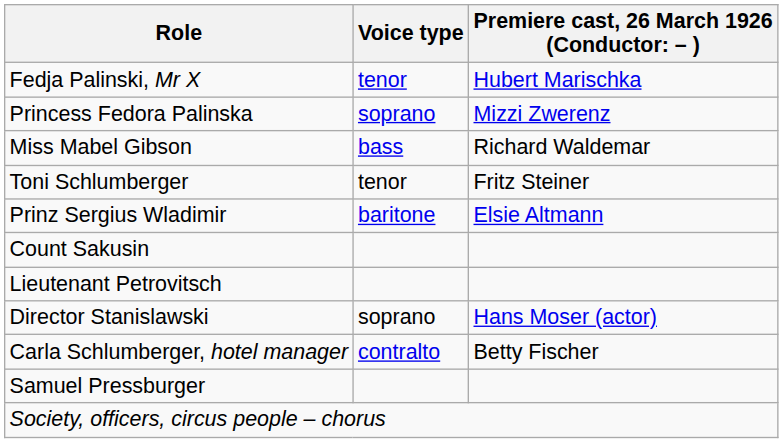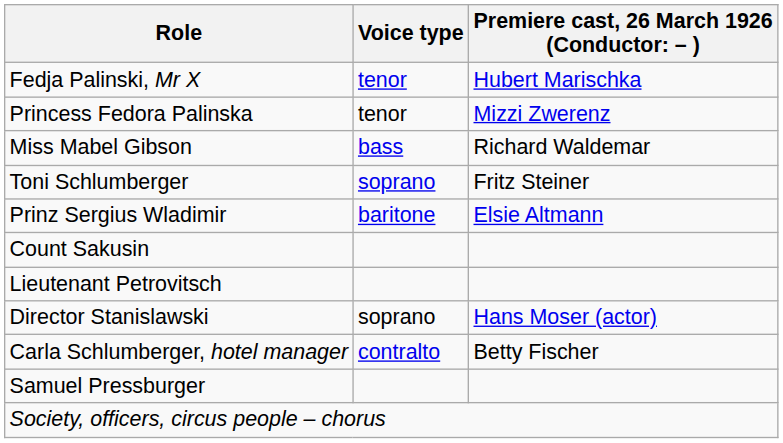(397, 113) soprano -> (382, 113) tenor
(382, 181) tenor -> (397, 181) soprano
